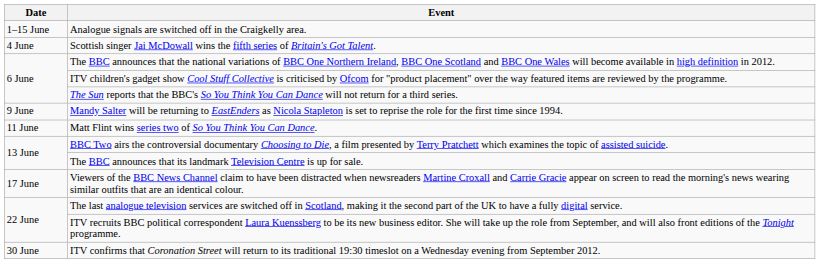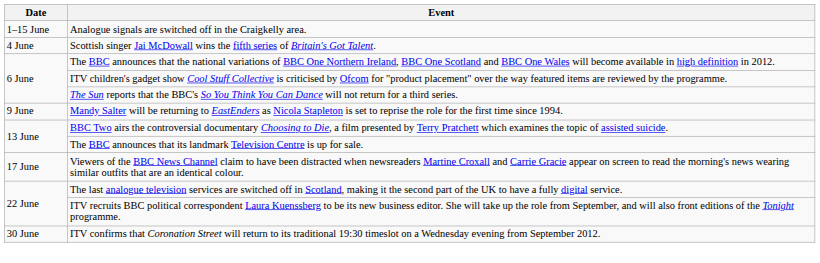- row: (194, 128)
